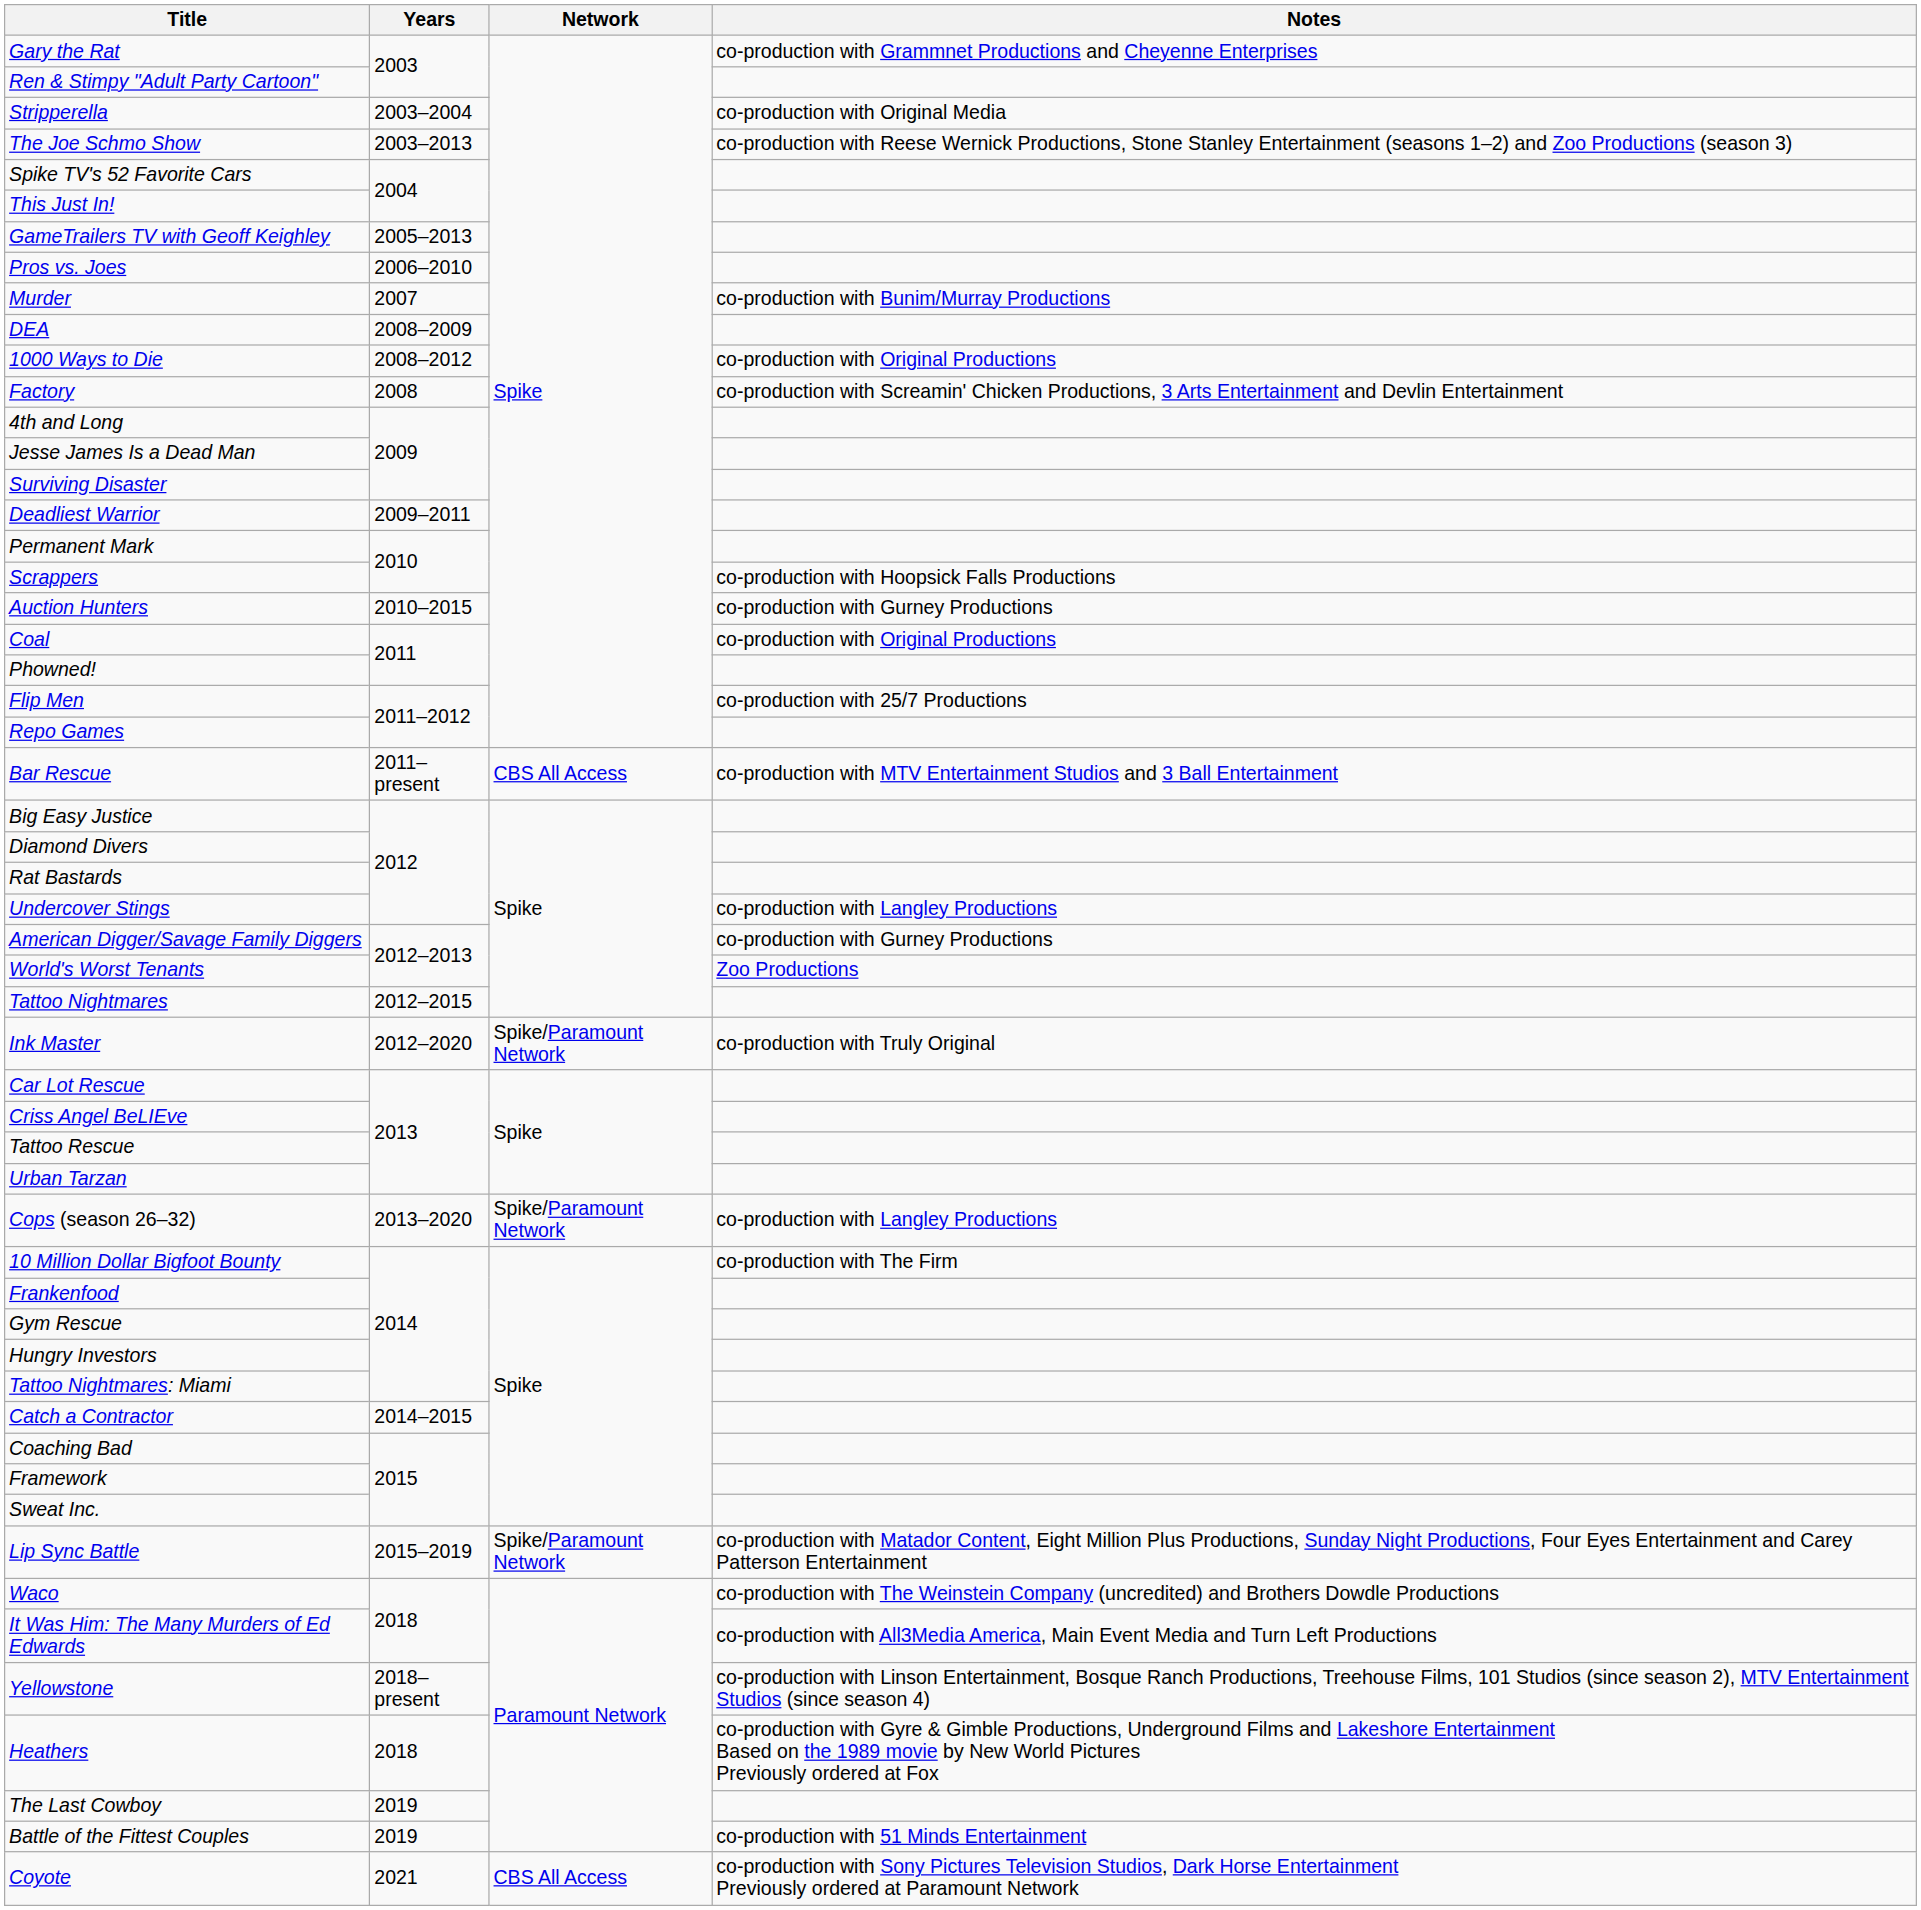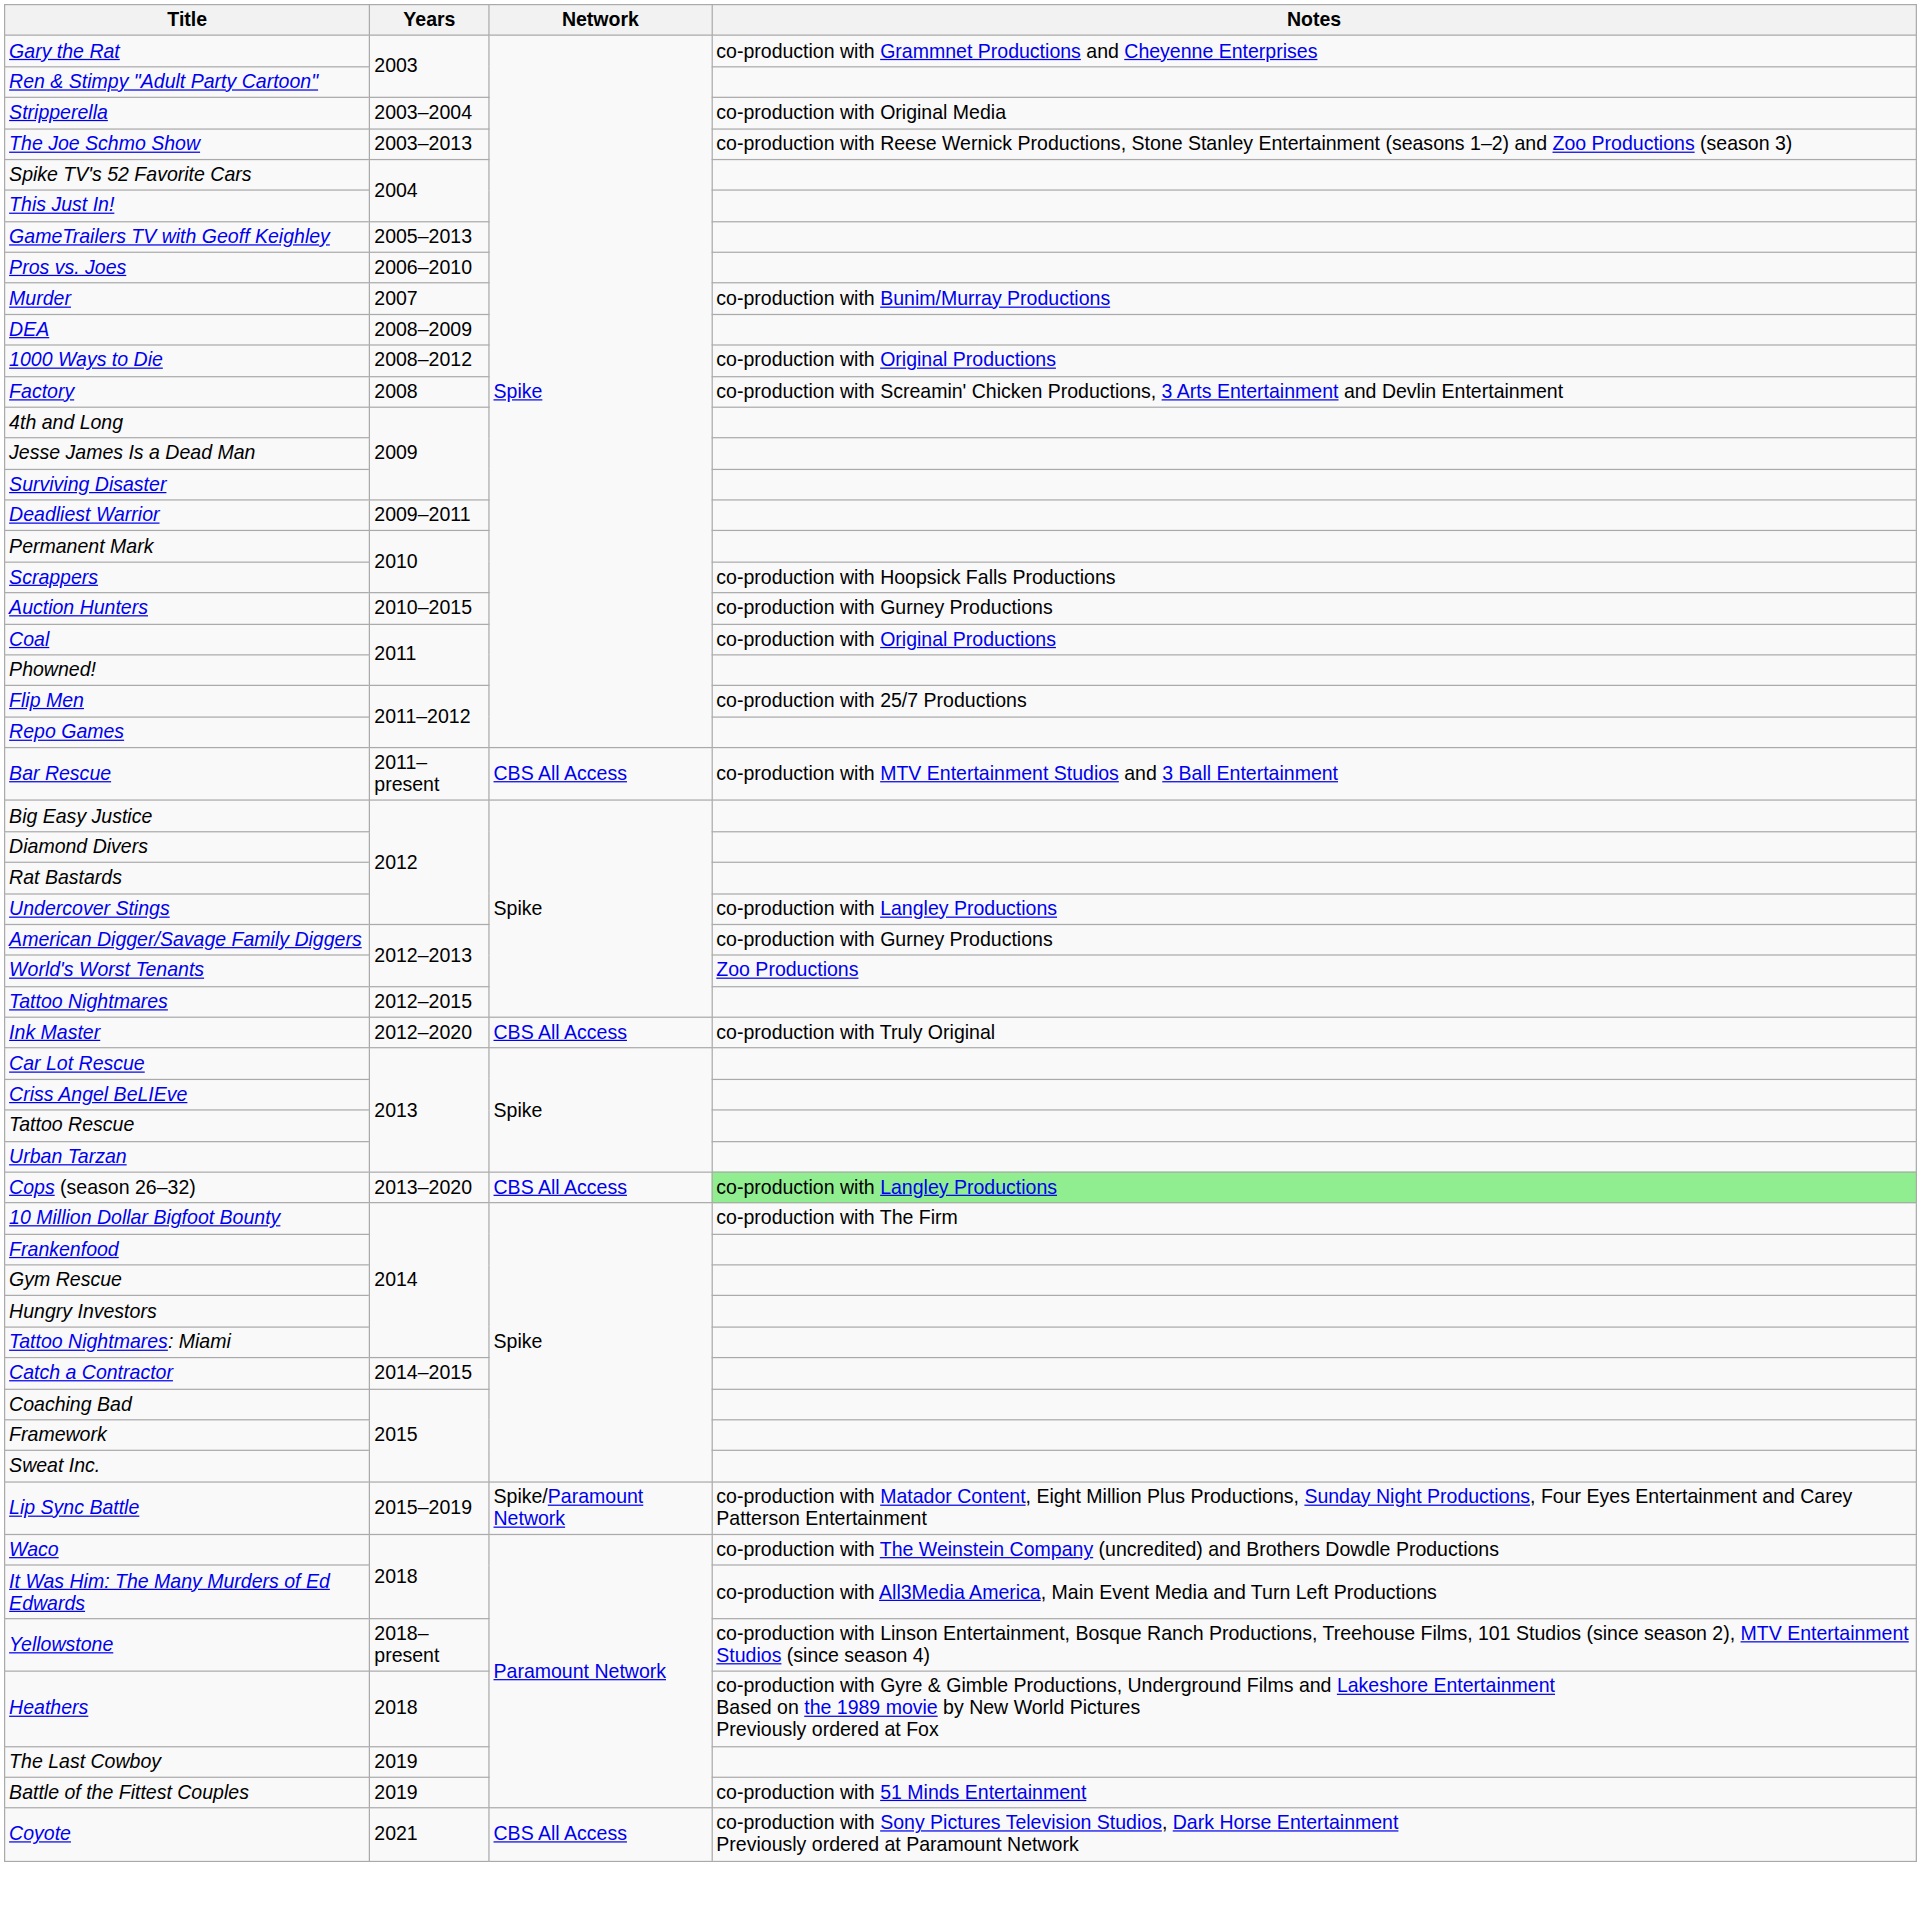(568, 1043) Spike/Paramount Network -> (560, 1032) CBS All Access
(568, 1220) Spike/Paramount Network -> (560, 1187) CBS All Access
(887, 1220) no background -> (887, 1187) lightgreen background
